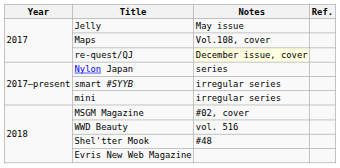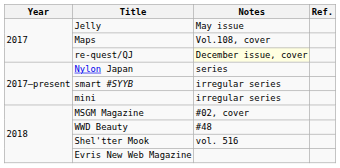(217, 127) vol. 516 -> (204, 127) #48
(204, 141) #48 -> (217, 141) vol. 516
